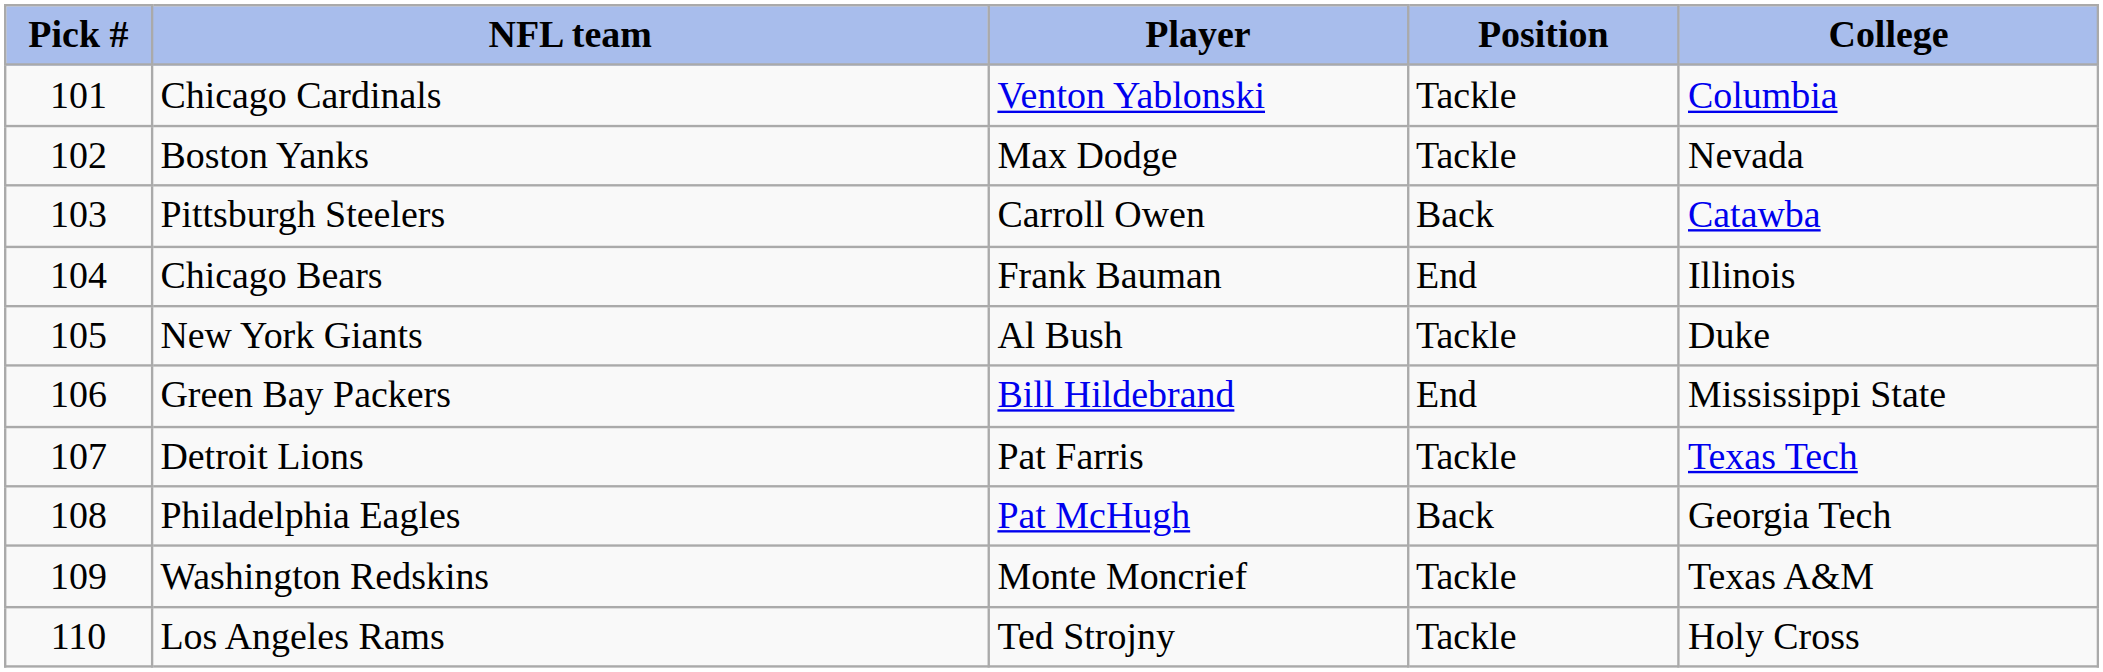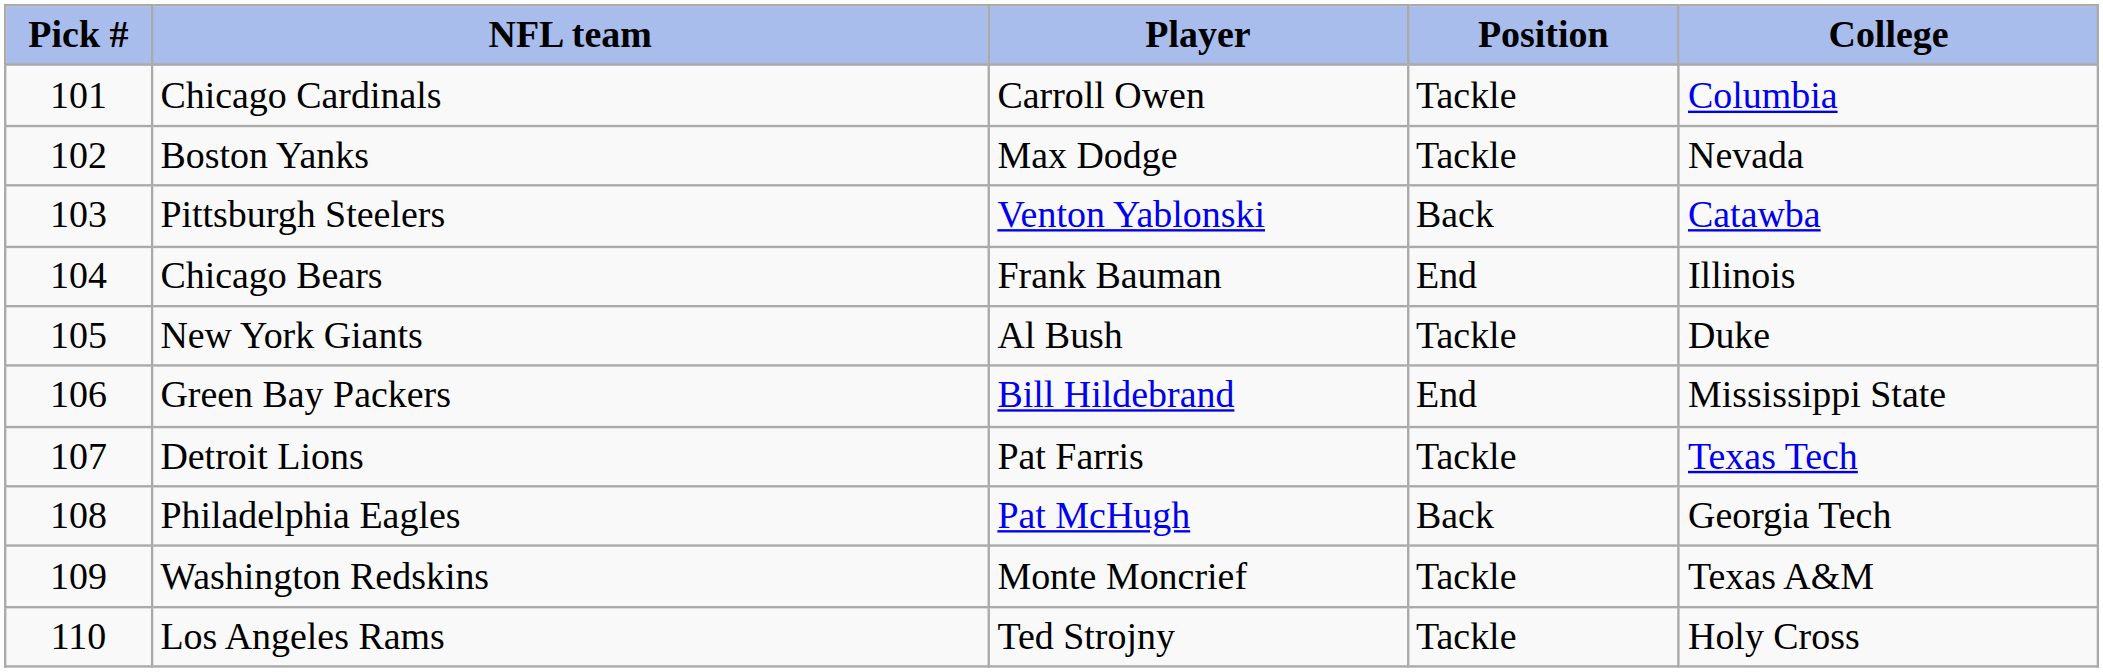(1131, 94) Venton Yablonski -> (1101, 94) Carroll Owen
(1101, 214) Carroll Owen -> (1131, 214) Venton Yablonski
